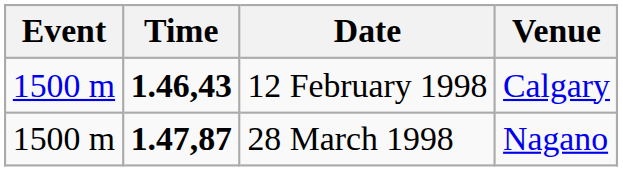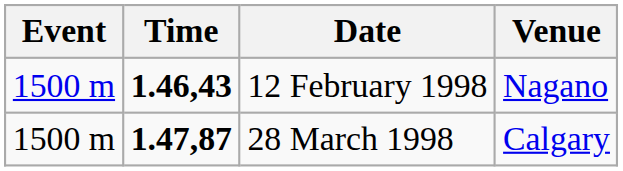(557, 84) Calgary -> (556, 84) Nagano
(556, 138) Nagano -> (557, 138) Calgary
